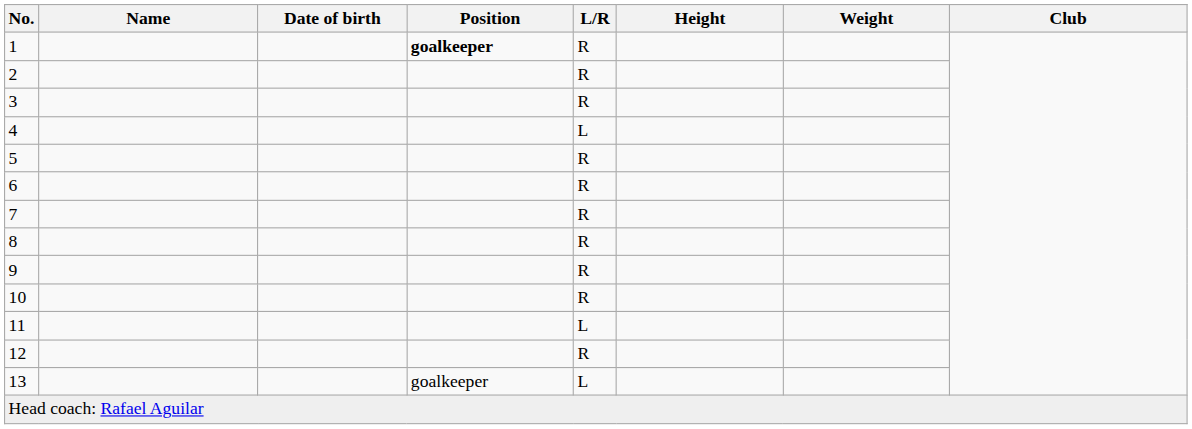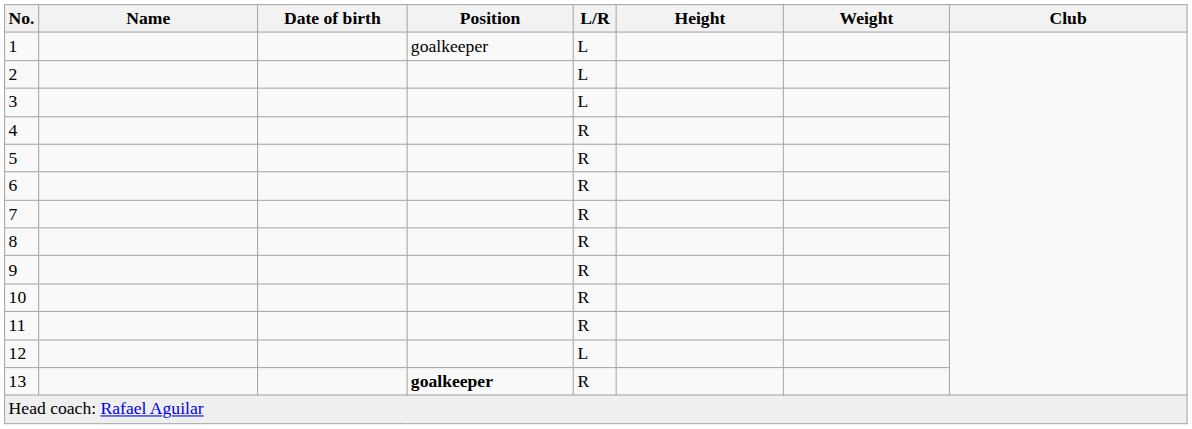(452, 46) bold -> (449, 46) normal
(583, 46) R -> (583, 46) L
(583, 74) R -> (583, 74) L
(583, 102) R -> (583, 102) L
(583, 130) L -> (583, 130) R
(583, 325) L -> (583, 325) R
(583, 353) R -> (583, 353) L
(449, 381) normal -> (452, 381) bold
(583, 381) L -> (583, 381) R
